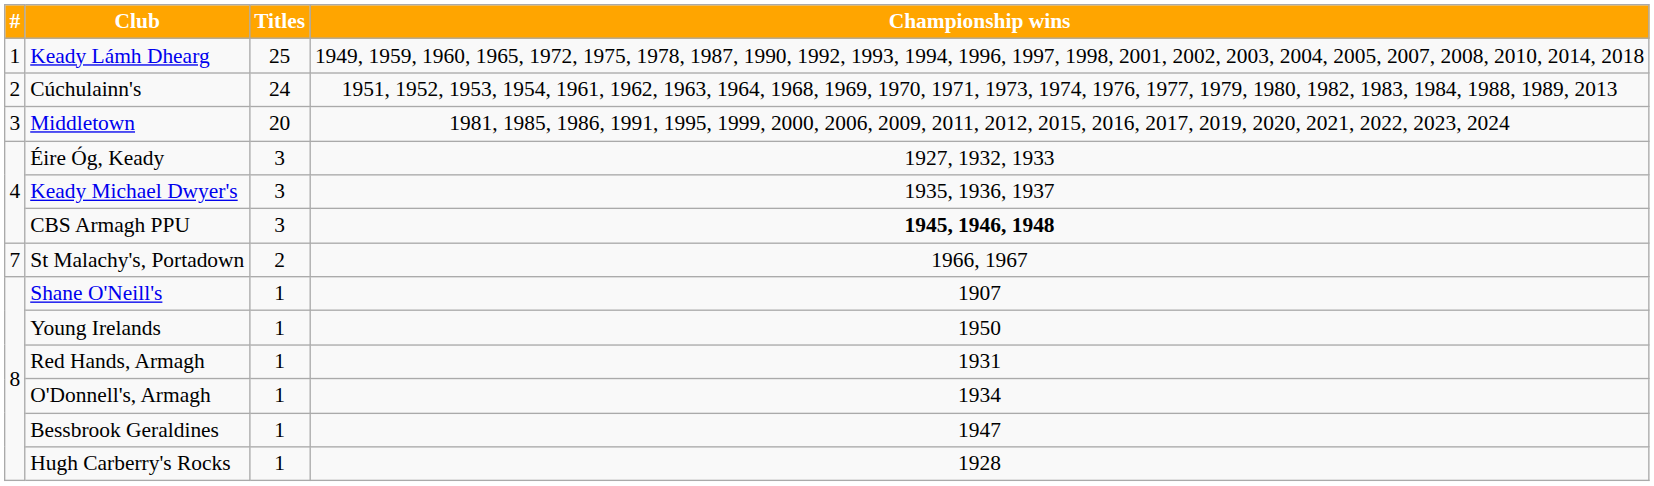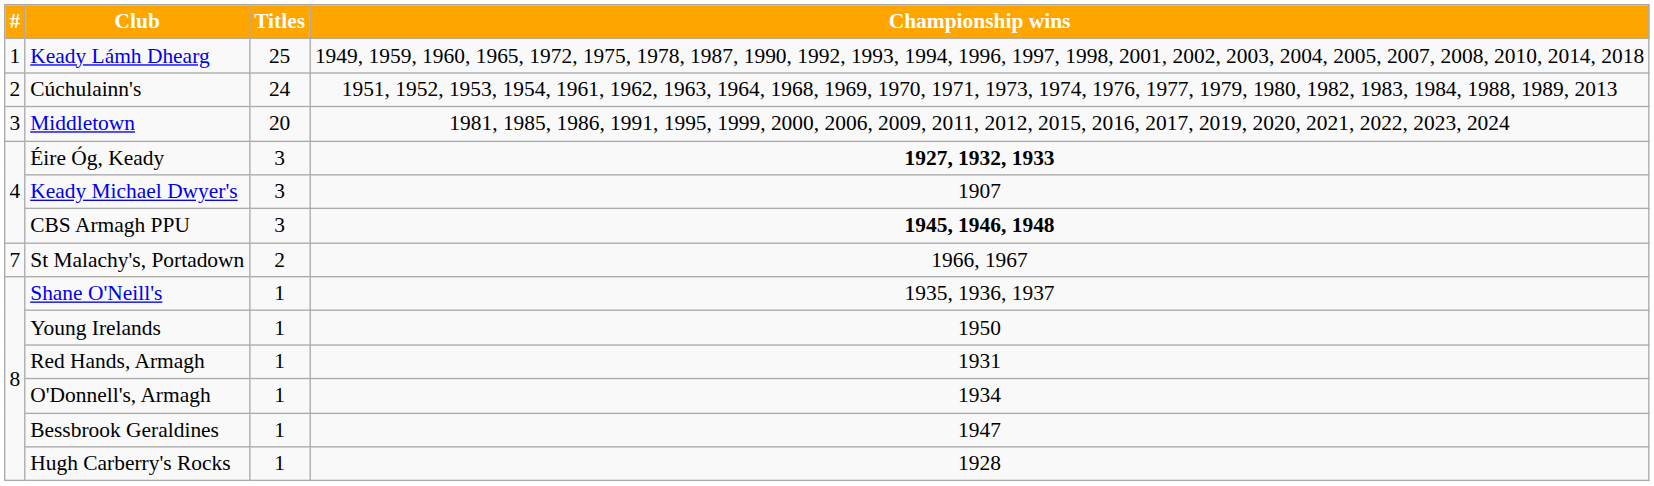(980, 157) normal -> (980, 157) bold
(980, 191) 1935, 1936, 1937 -> (980, 191) 1907
(980, 293) 1907 -> (980, 293) 1935, 1936, 1937
